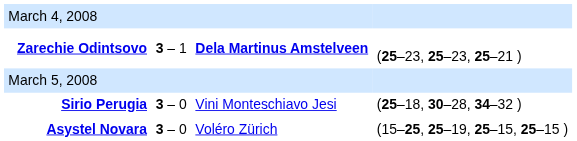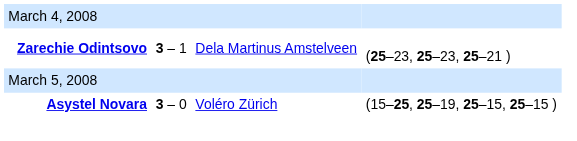(282, 48) bold -> (276, 48) normal
- row: (104, 104)
